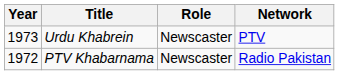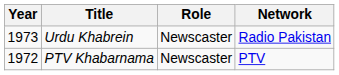(252, 37) PTV -> (285, 37) Radio Pakistan
(285, 59) Radio Pakistan -> (252, 59) PTV
